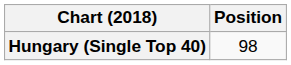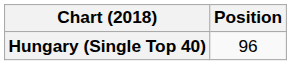(248, 45) 98 -> (248, 45) 96
